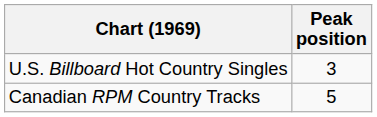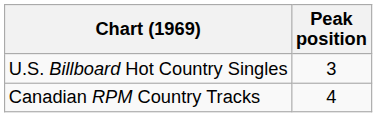(331, 97) 5 -> (331, 97) 4
